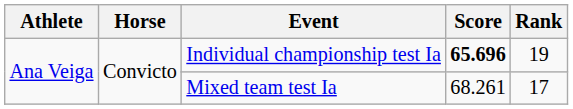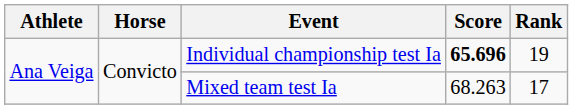(478, 88) 68.261 -> (478, 88) 68.263
